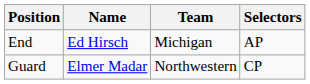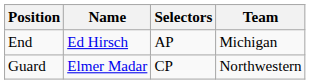columns swapped: (196, 17) <-> (273, 17)
